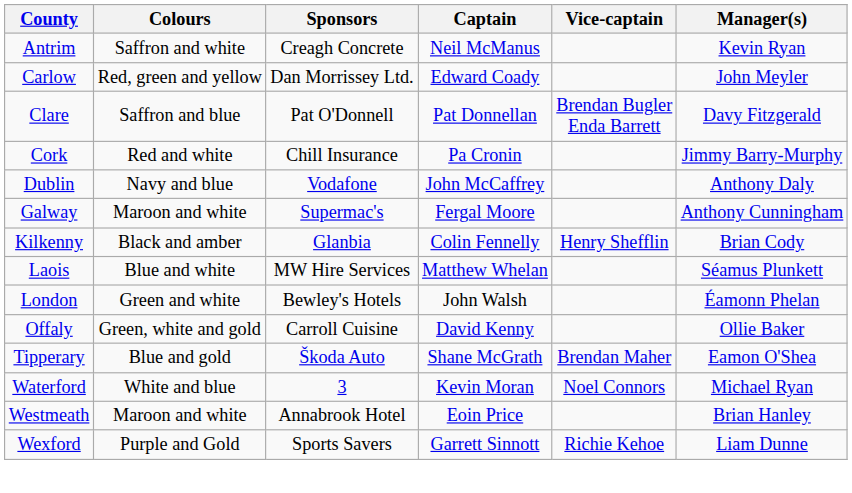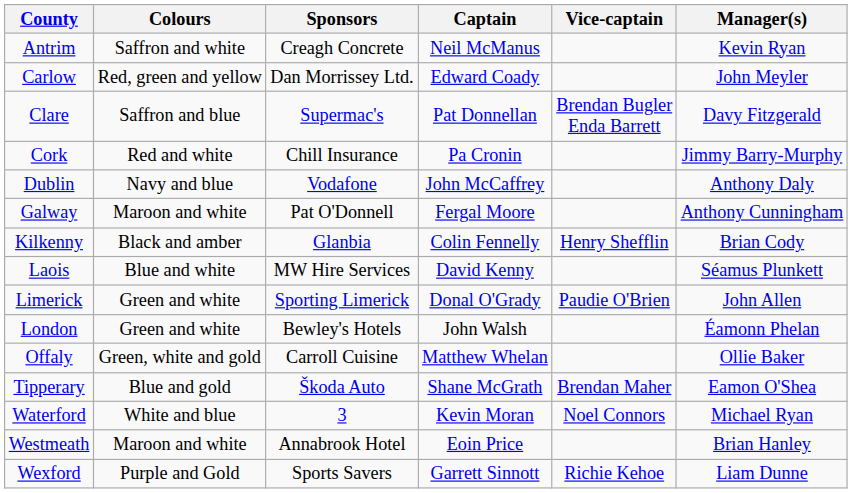(342, 116) Pat O'Donnell -> (342, 116) Supermac's
(342, 213) Supermac's -> (342, 213) Pat O'Donnell
(485, 270) Matthew Whelan -> (485, 270) David Kenny
+ row: (49, 299)
(485, 328) David Kenny -> (485, 357) Matthew Whelan
